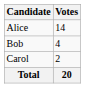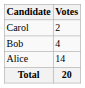rows swapped: (17, 28) <-> (18, 59)
